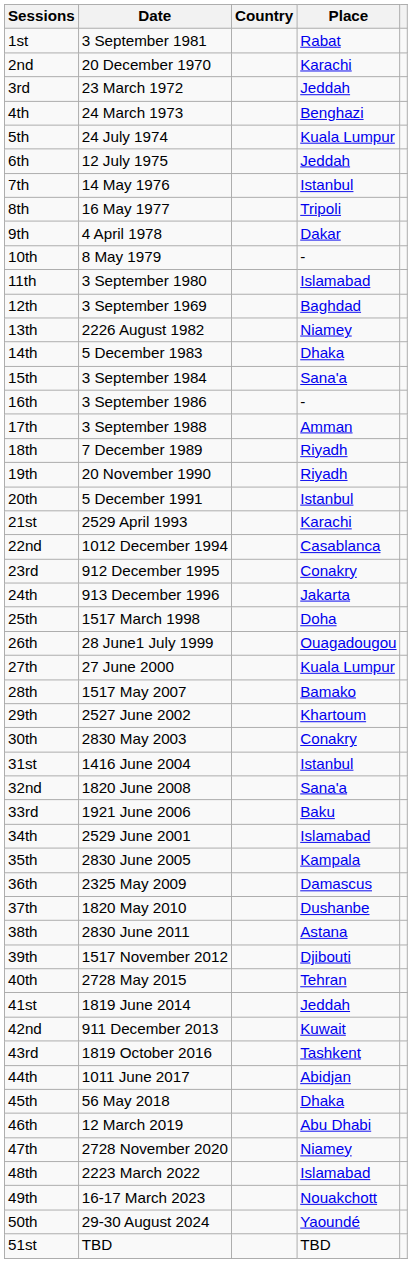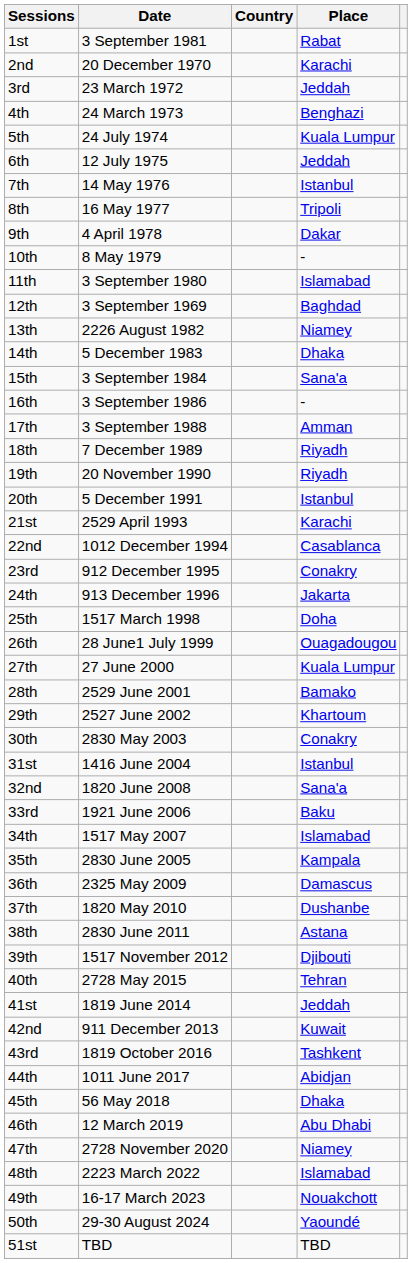(134, 691) 1517 May 2007 -> (136, 691) 2529 June 2001
(136, 836) 2529 June 2001 -> (134, 836) 1517 May 2007
